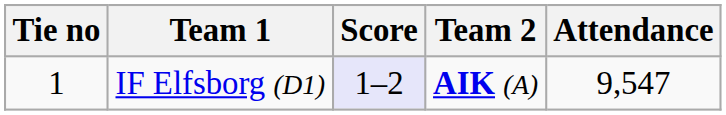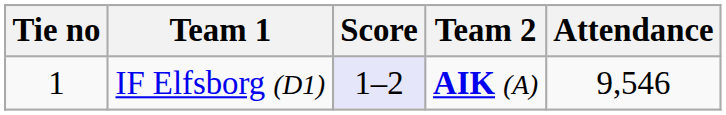(633, 82) 9,547 -> (633, 82) 9,546
